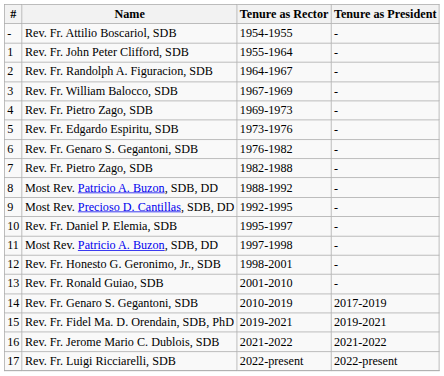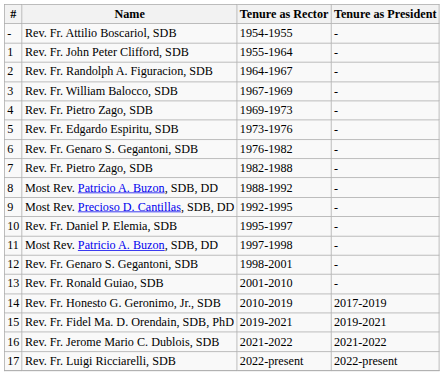(123, 264) Rev. Fr. Honesto G. Geronimo, Jr., SDB -> (112, 264) Rev. Fr. Genaro S. Gegantoni, SDB
(112, 303) Rev. Fr. Genaro S. Gegantoni, SDB -> (123, 303) Rev. Fr. Honesto G. Geronimo, Jr., SDB
